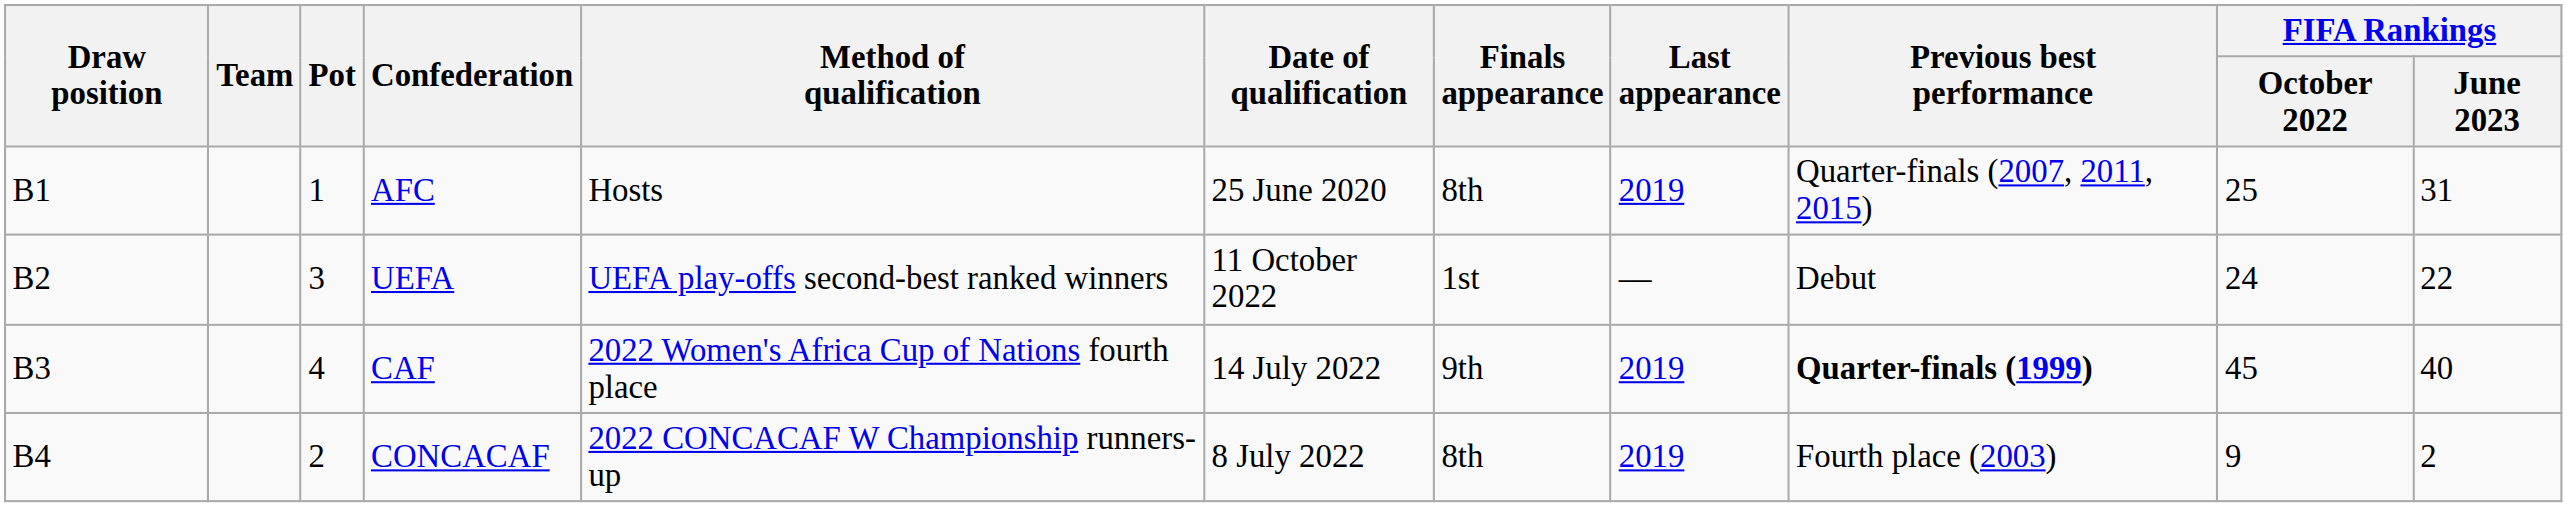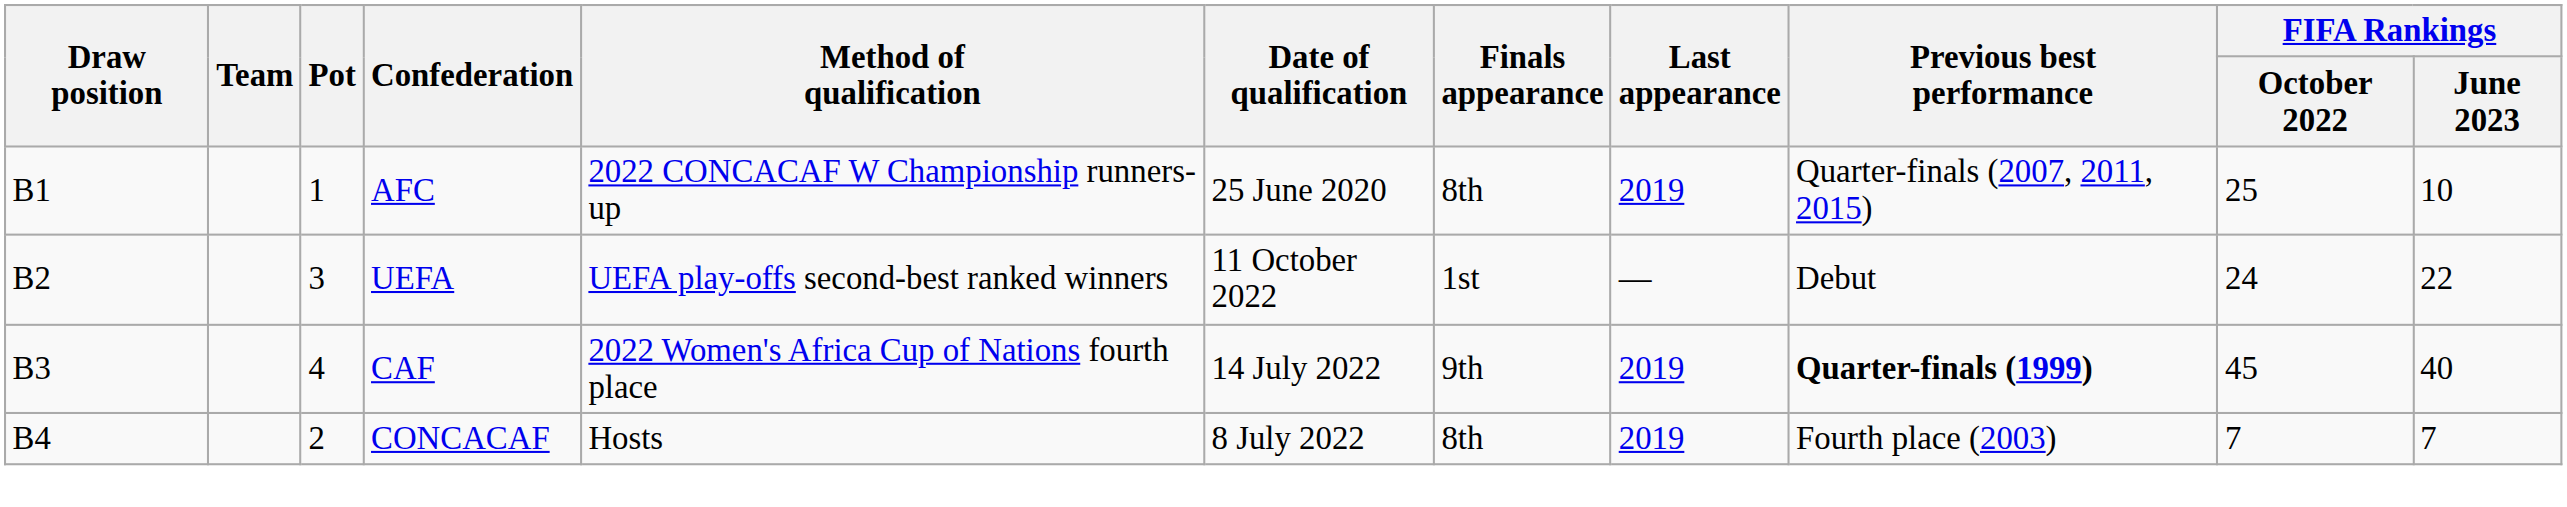(626, 189) Hosts -> (892, 189) 2022 CONCACAF W Championship runners-up
(2437, 189) 31 -> (2437, 189) 10
(892, 456) 2022 CONCACAF W Championship runners-up -> (626, 438) Hosts
(2233, 456) 9 -> (2233, 438) 7
(2429, 456) 2 -> (2429, 438) 7
